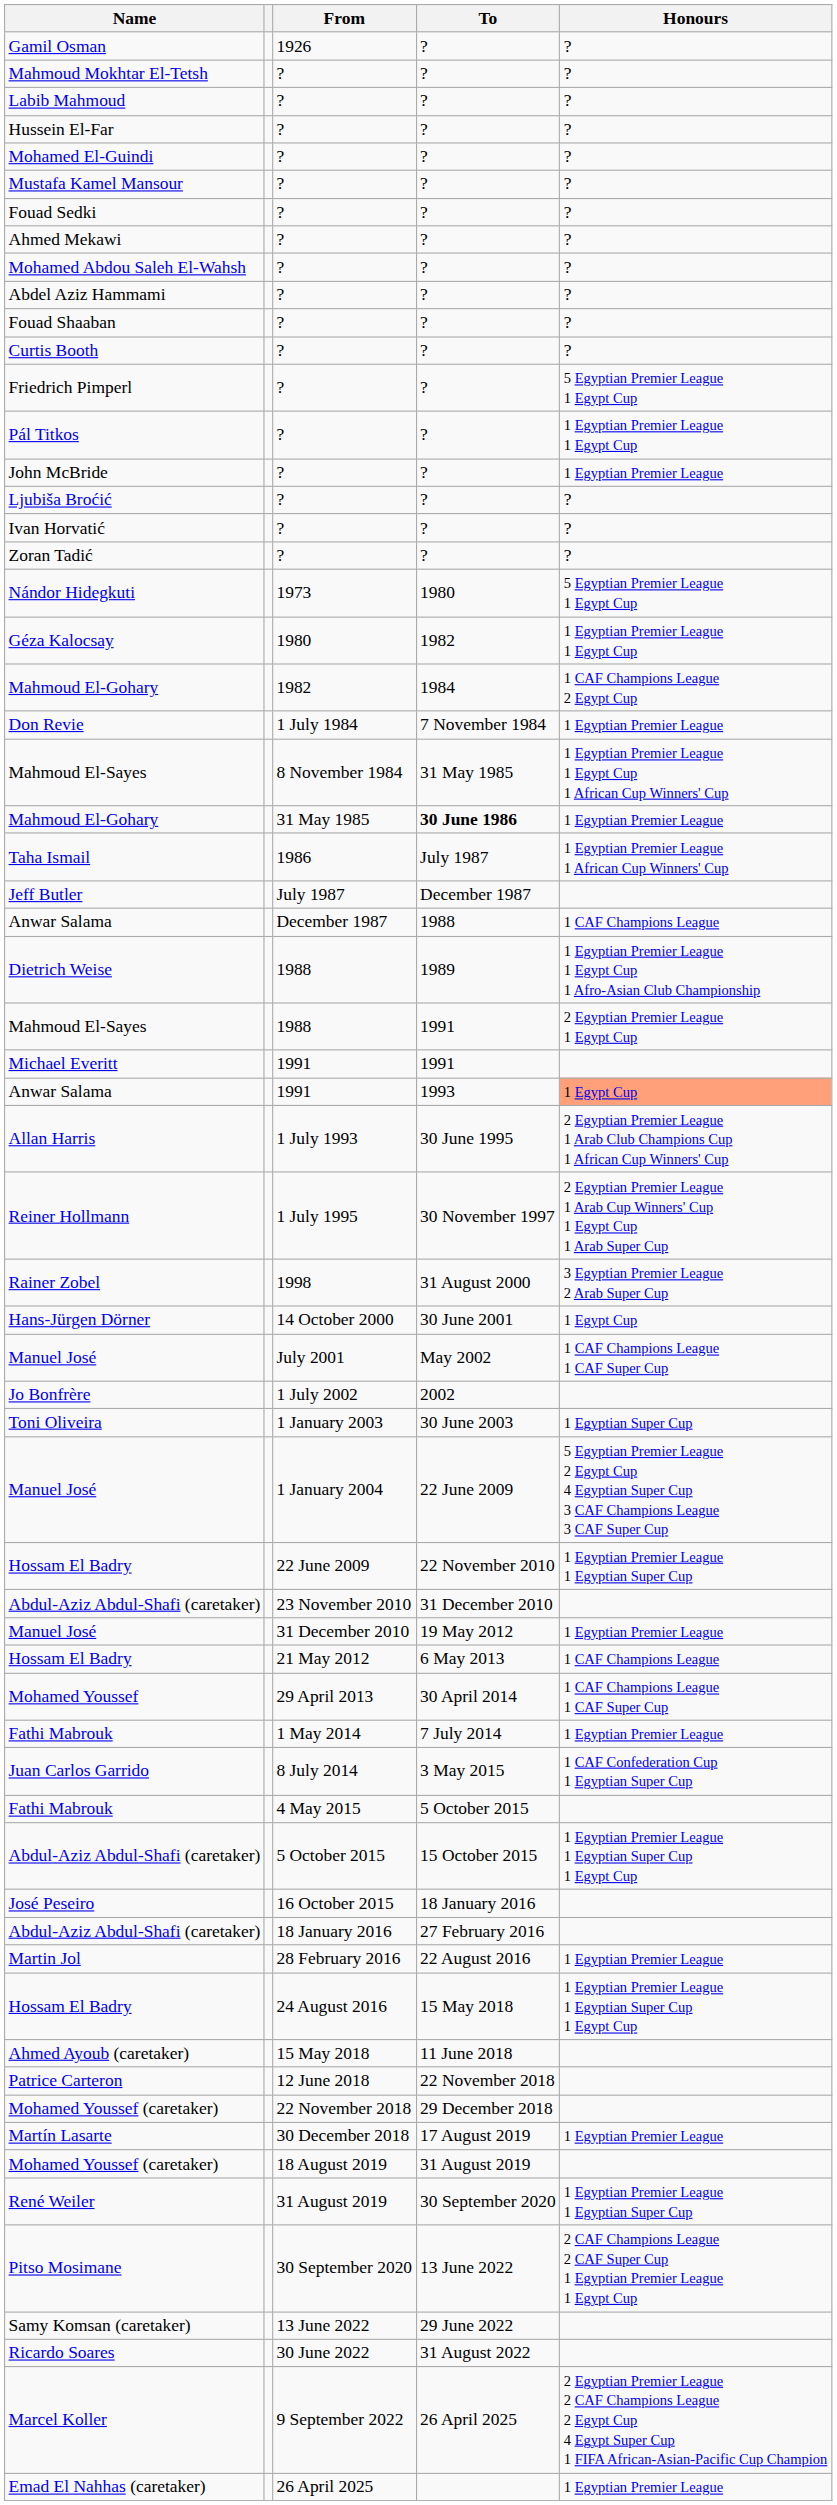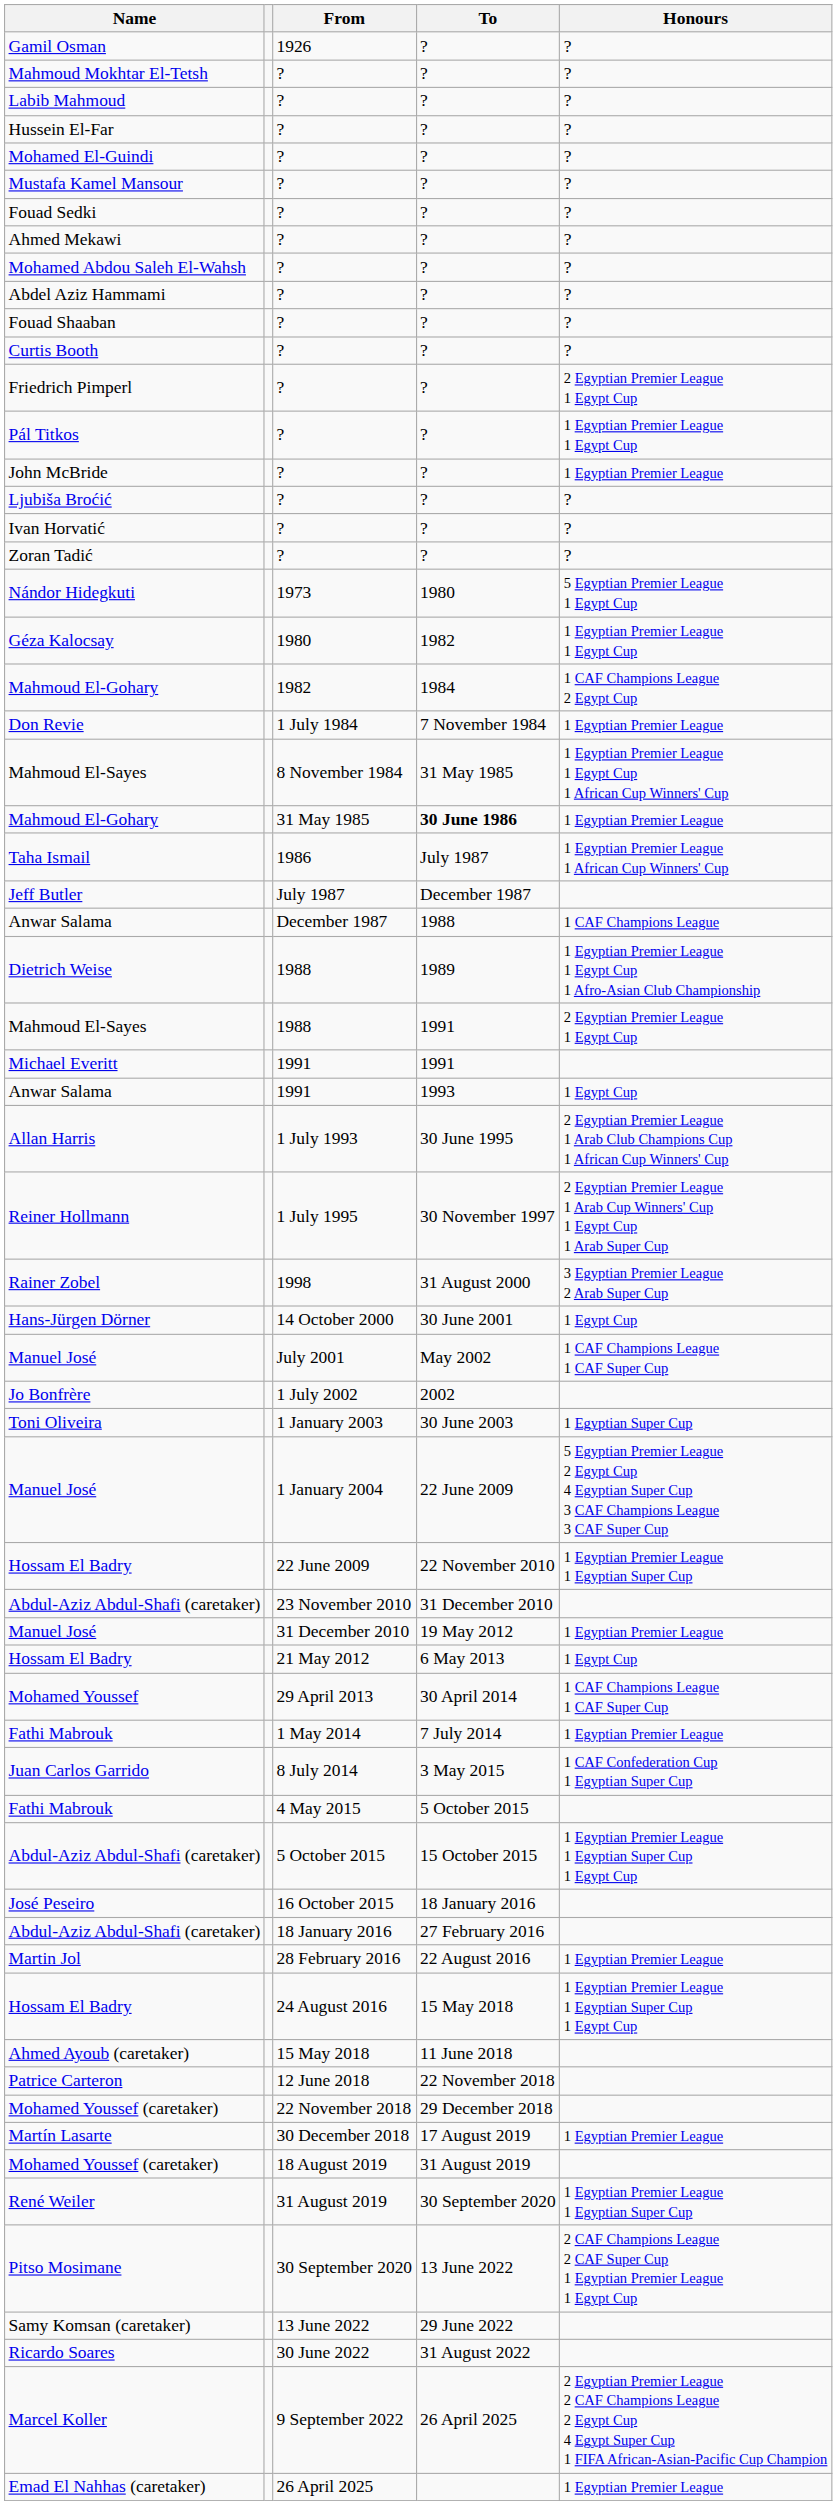(643, 388) 5 Egyptian Premier League 1 Egypt Cup -> (643, 388) 2 Egyptian Premier League 1 Egypt Cup
(600, 1092) lightsalmon background -> (600, 1092) no background
(641, 1660) 1 CAF Champions League -> (600, 1660) 1 Egypt Cup
